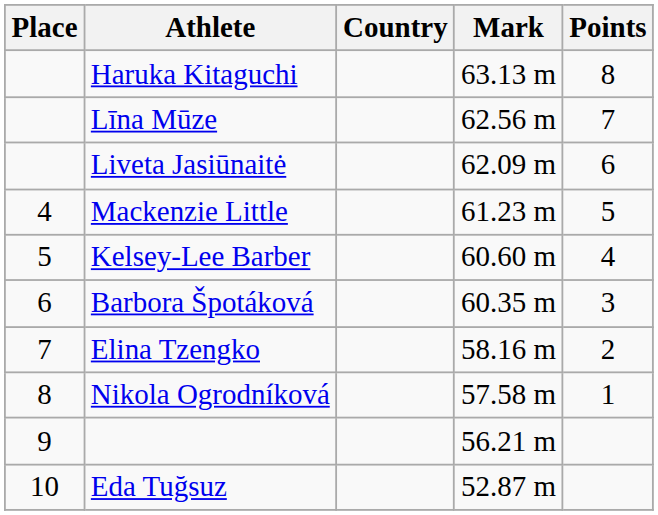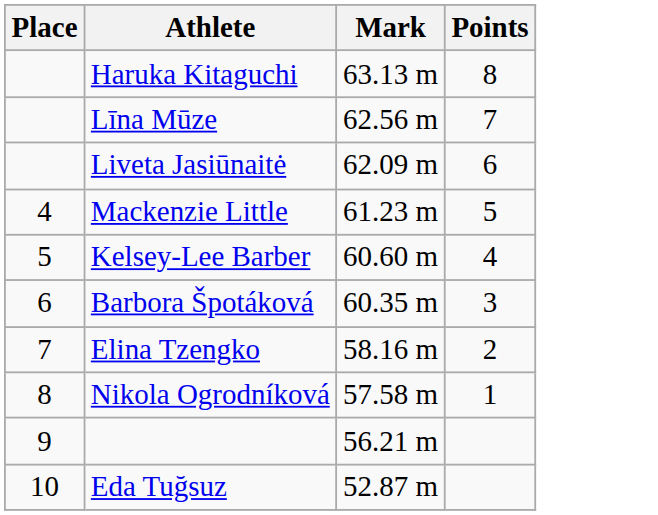- column: (395, 27)
